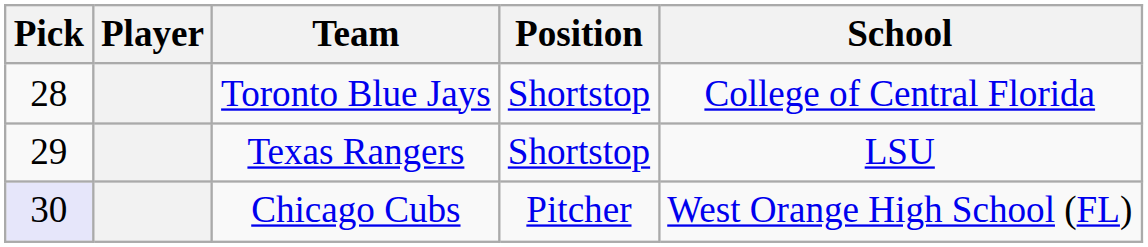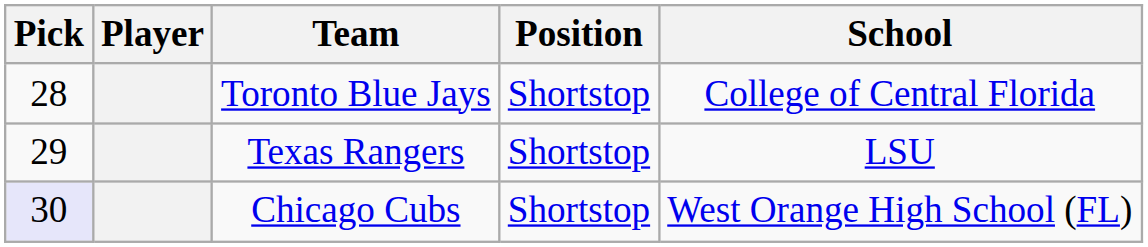(579, 210) Pitcher -> (579, 210) Shortstop
